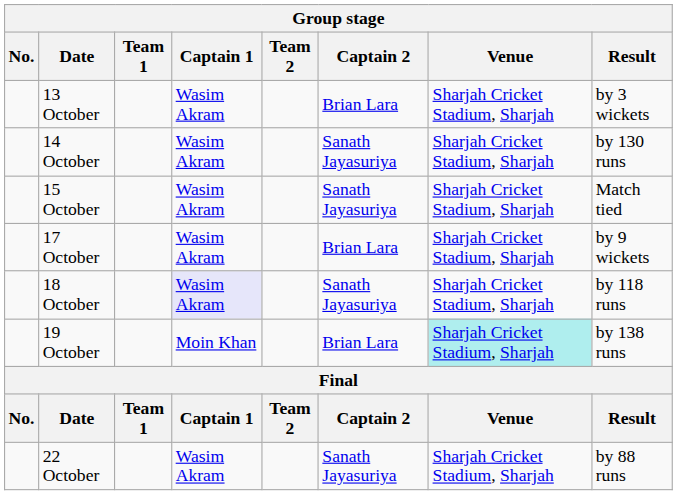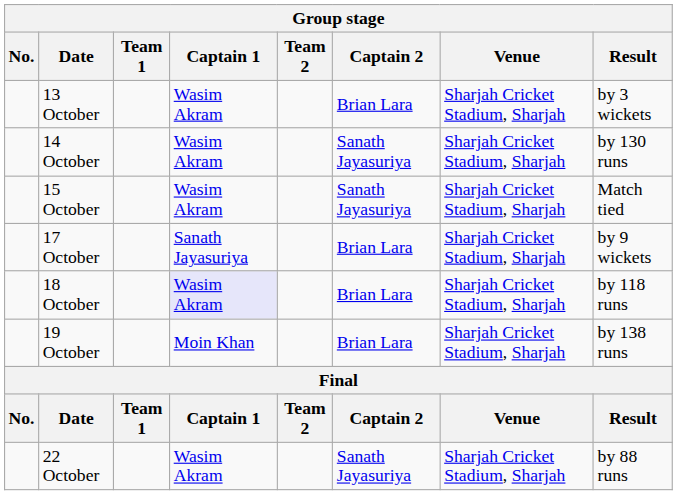(200, 247) Wasim Akram -> (211, 247) Sanath Jayasuriya
(359, 294) Sanath Jayasuriya -> (375, 294) Brian Lara
(493, 342) paleturquoise background -> (505, 342) no background
